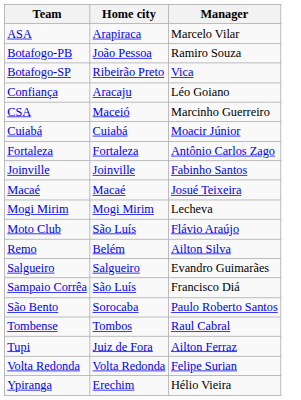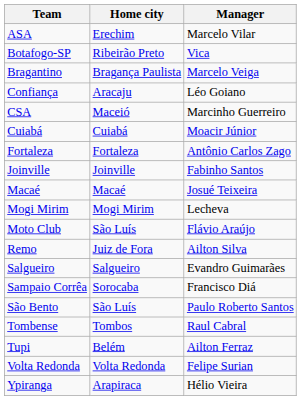(117, 33) Arapiraca -> (113, 33) Erechim
- row: (40, 53)
+ row: (35, 72)
(109, 248) Belém -> (123, 248) Juiz de Fora
(114, 287) São Luís -> (116, 287) Sorocaba
(116, 307) Sorocaba -> (114, 307) São Luís
(123, 346) Juiz de Fora -> (109, 346) Belém
(113, 385) Erechim -> (117, 385) Arapiraca
